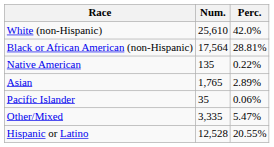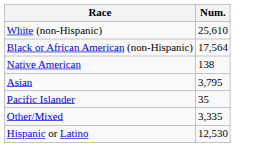- column: (250, 13)
(206, 64) 135 -> (206, 64) 138
(210, 82) 1,765 -> (210, 82) 3,795
(213, 133) 12,528 -> (213, 133) 12,530
